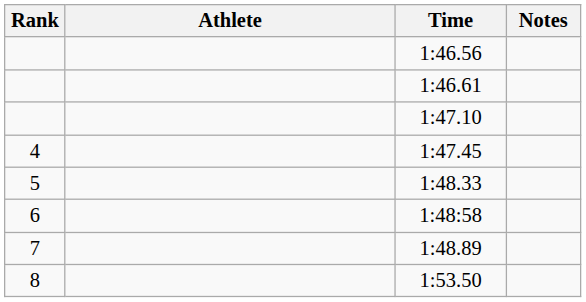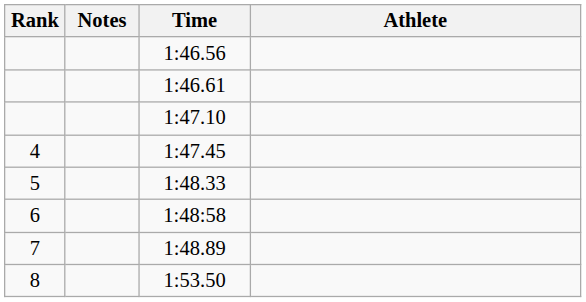columns swapped: (230, 20) <-> (543, 20)
